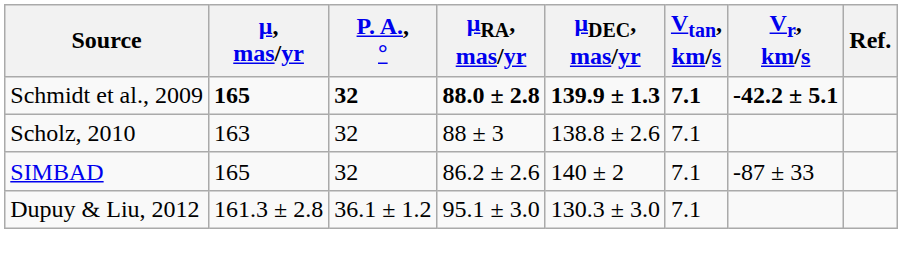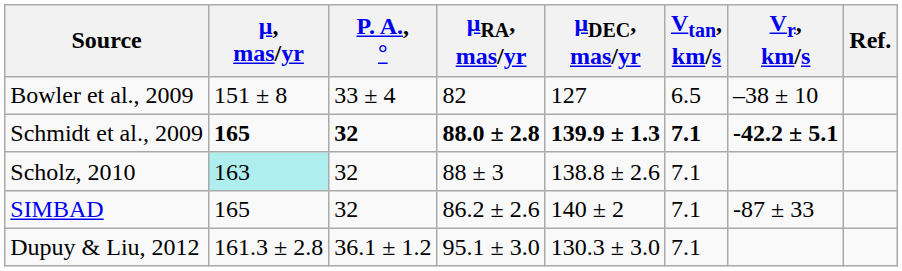+ row: (102, 94)
(232, 132) no background -> (232, 170) paleturquoise background
